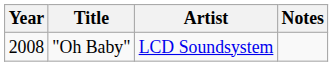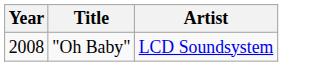- column: (303, 18)
